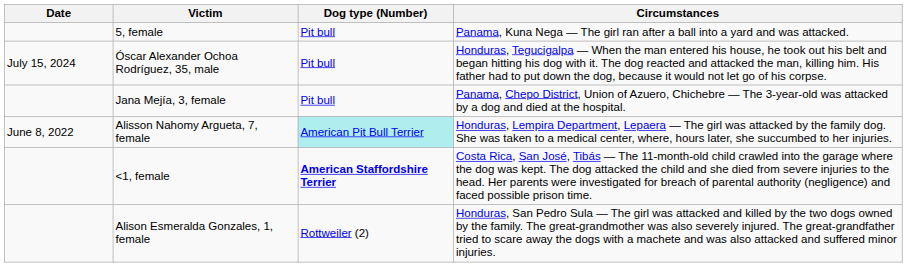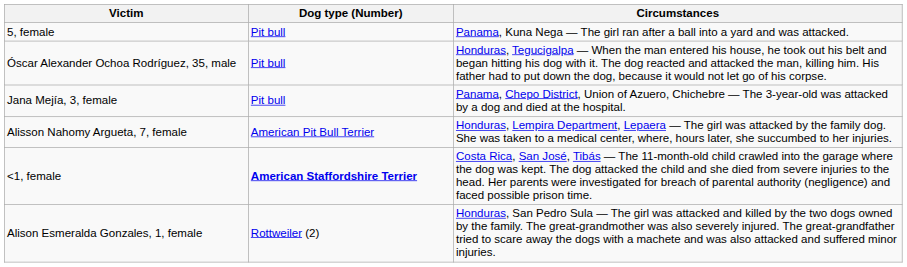- column: (59, 13)
(362, 132) paleturquoise background -> (313, 132) no background
